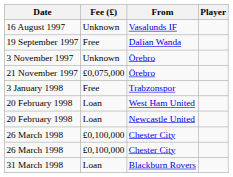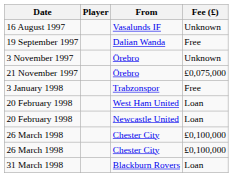columns swapped: (213, 12) <-> (104, 12)
